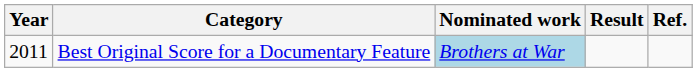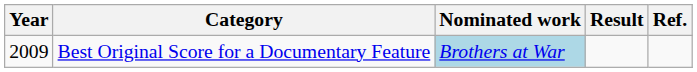(28, 51) 2011 -> (29, 51) 2009
